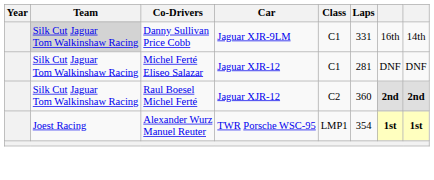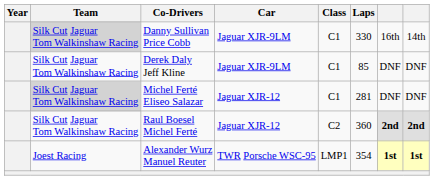(364, 37) 331 -> (364, 37) 330
+ row: (168, 66)
(86, 66) no background -> (86, 96) lightgrey background
